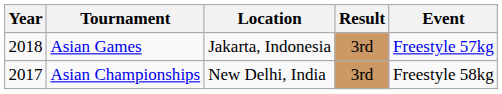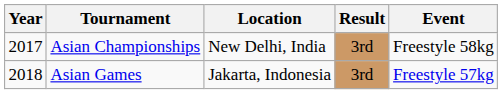rows swapped: (125, 74) <-> (96, 46)
